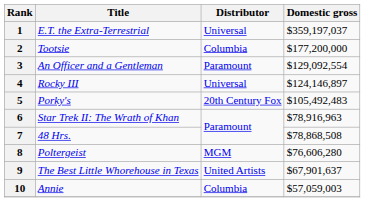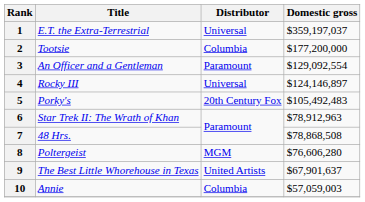(314, 118) $78,916,963 -> (314, 118) $78,912,963
